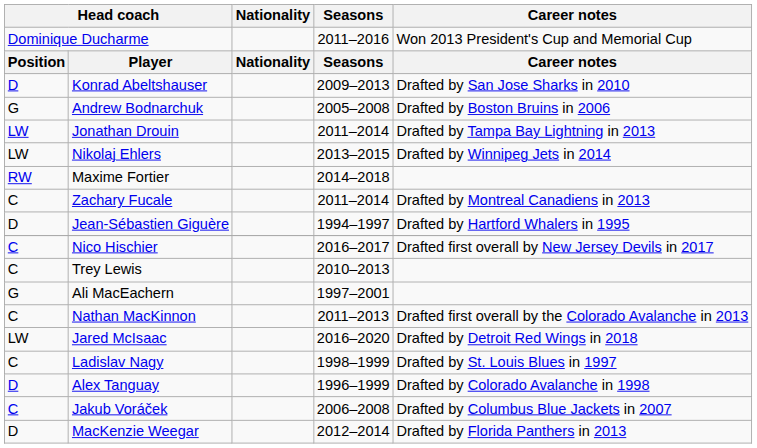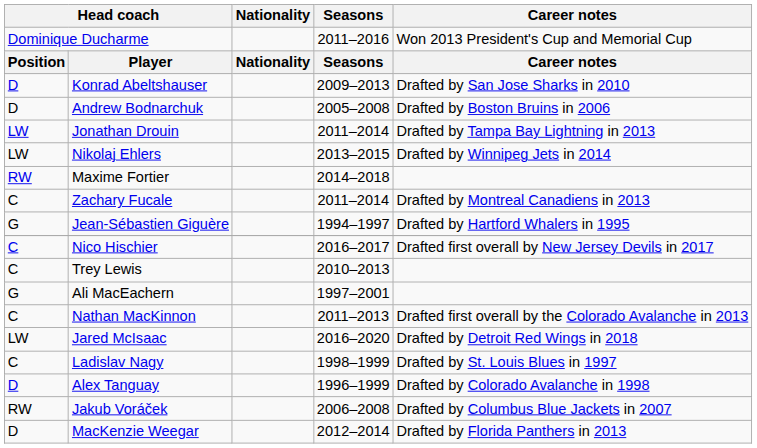(13, 108) G -> (13, 108) D
(13, 223) D -> (13, 223) G
(13, 408) C -> (20, 408) RW
